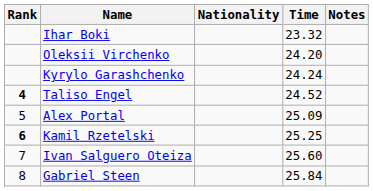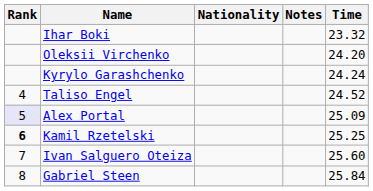columns swapped: (304, 15) <-> (347, 15)
(22, 95) bold -> (22, 95) normal
(22, 115) no background -> (22, 115) lavender background
